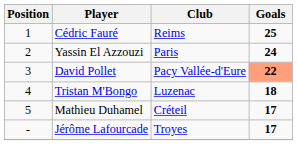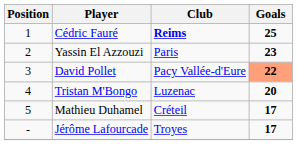(169, 33) normal -> (170, 33) bold
(271, 52) 24 -> (271, 52) 23
(271, 91) 18 -> (271, 91) 20
